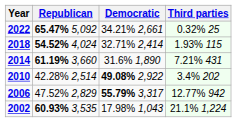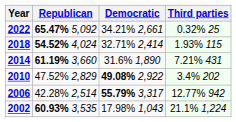(66, 77) 42.28% 2,514 -> (66, 77) 47.52% 2,829
(66, 93) 47.52% 2,829 -> (66, 93) 42.28% 2,514
